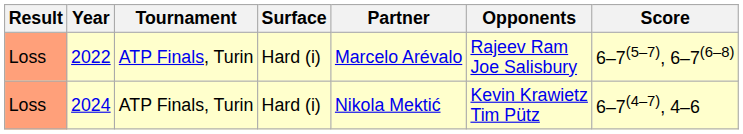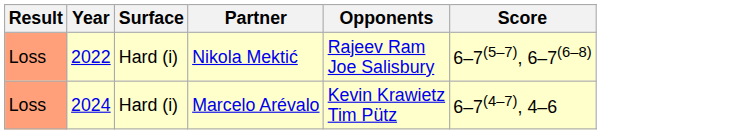- column: (186, 18)
(399, 56) Marcelo Arévalo -> (245, 56) Nikola Mektić
(388, 104) Nikola Mektić -> (256, 104) Marcelo Arévalo
